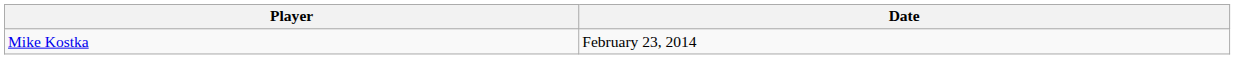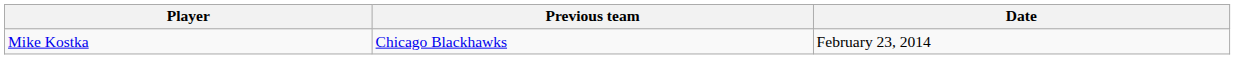+ column: (593, 16)
